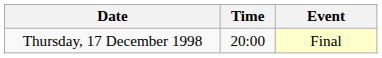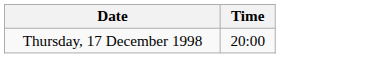- column: (326, 16)
